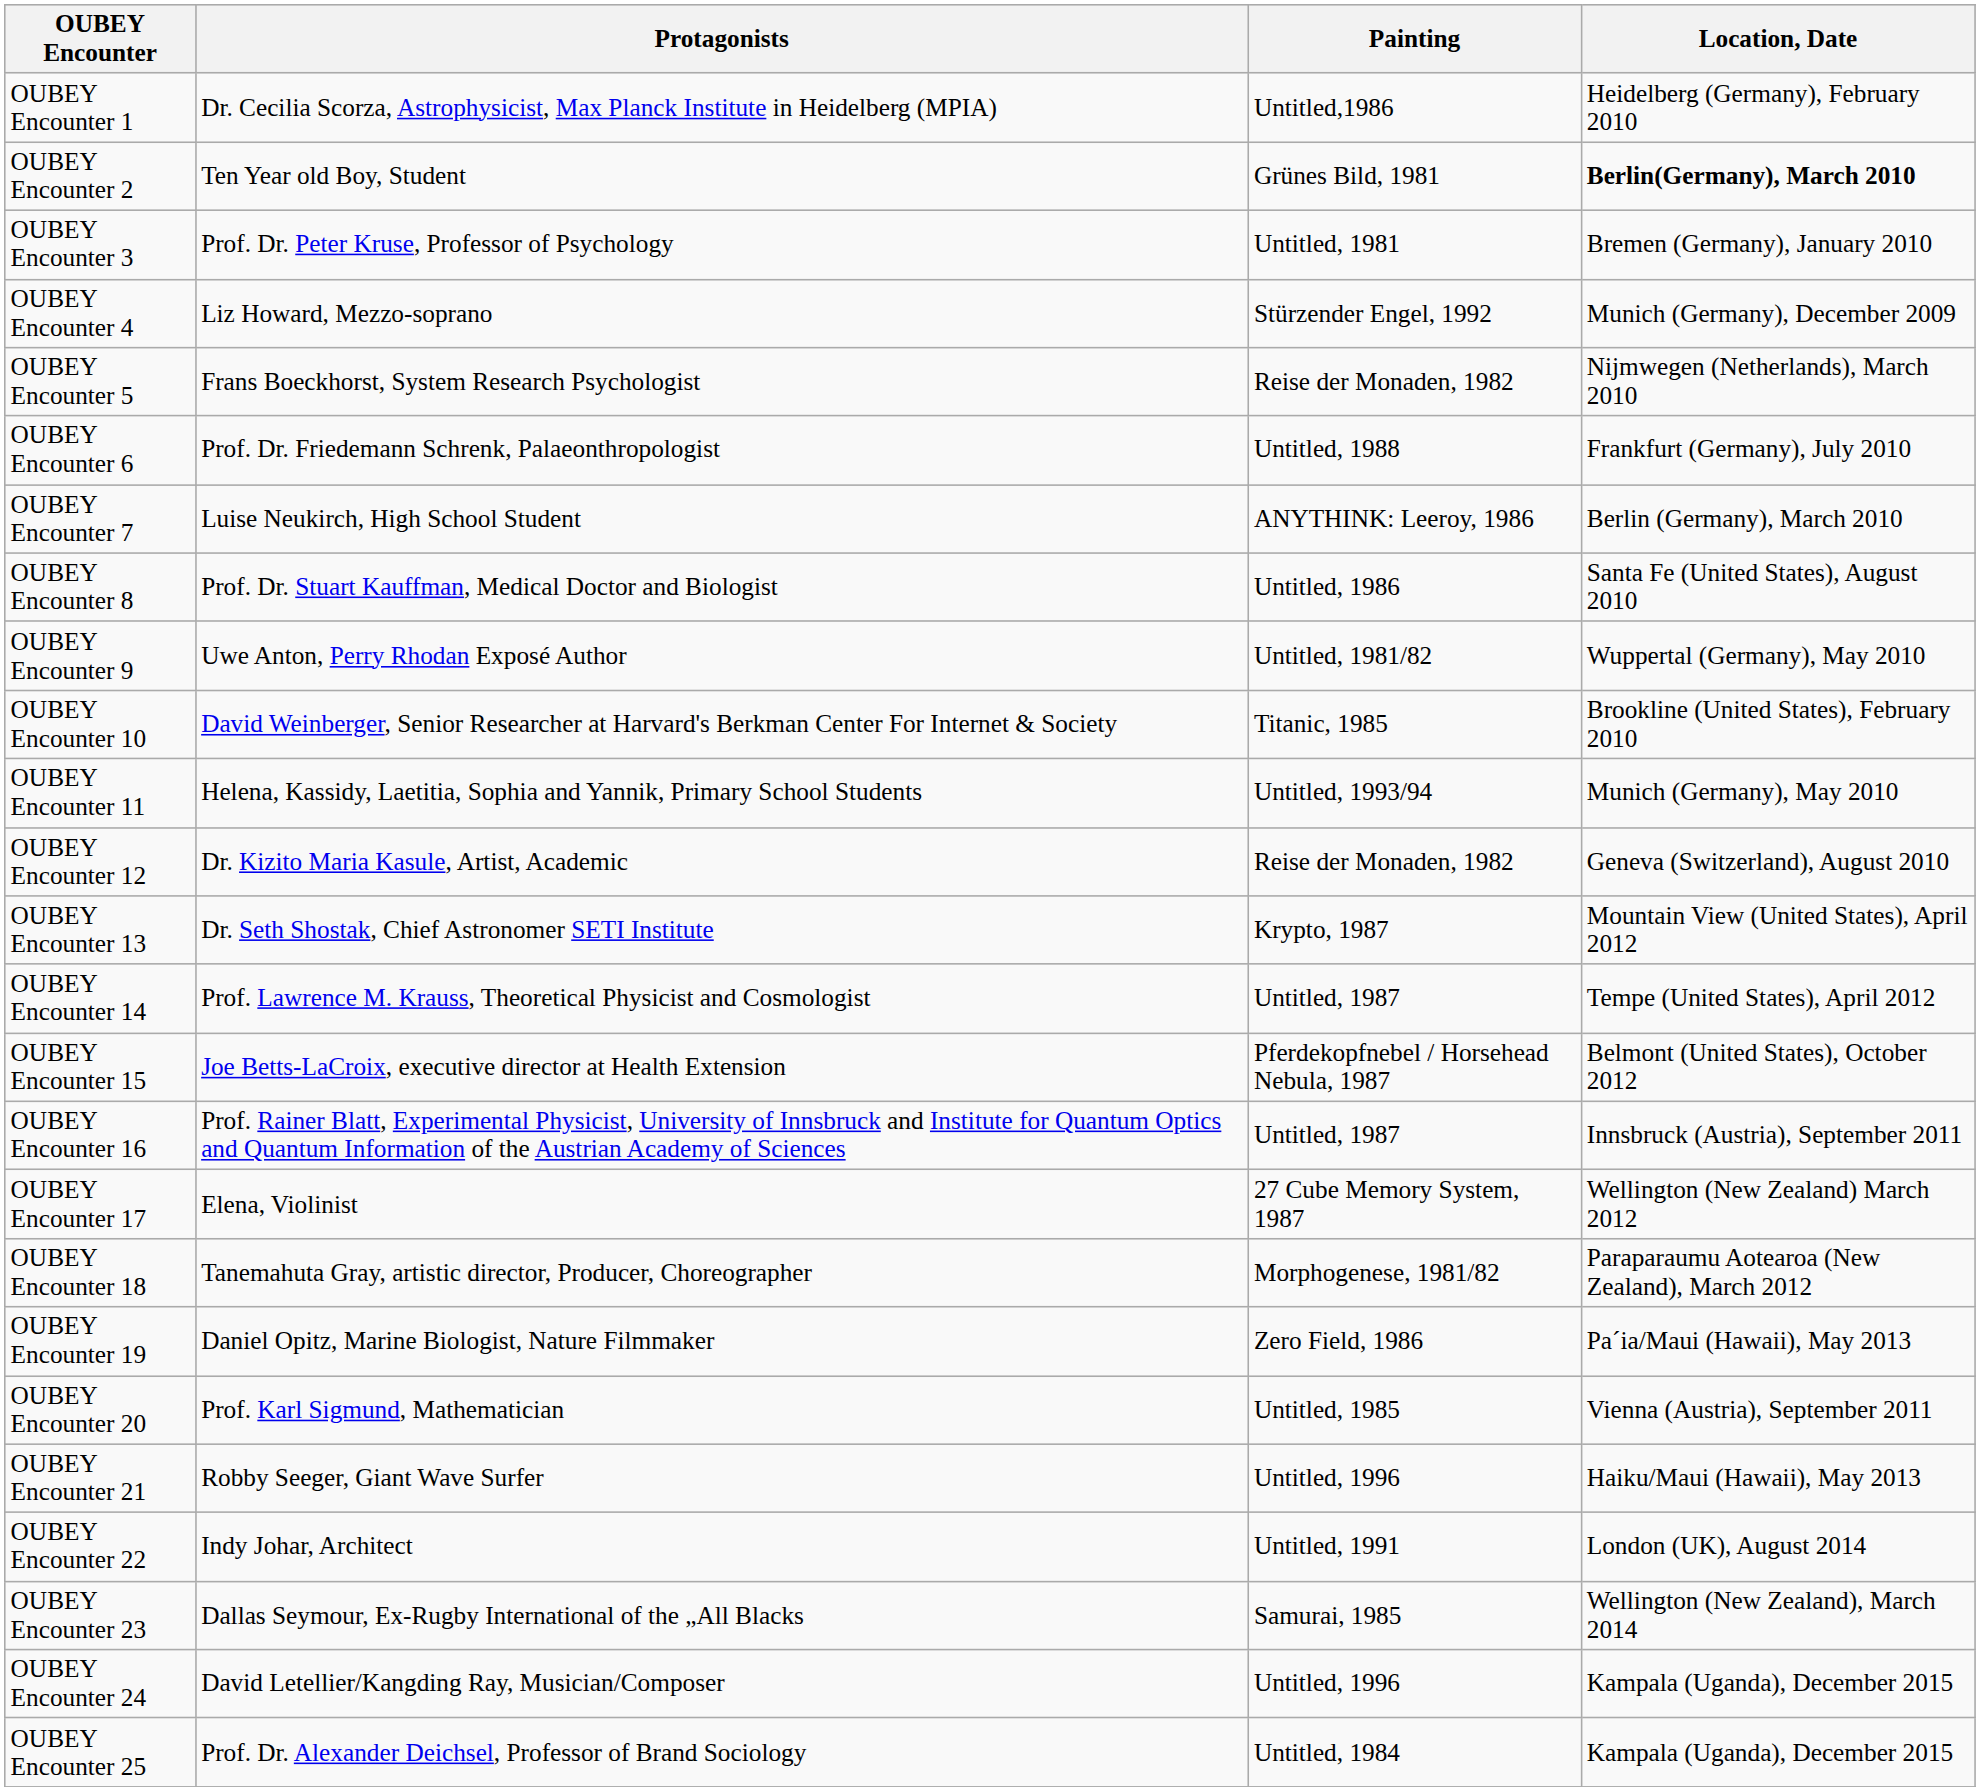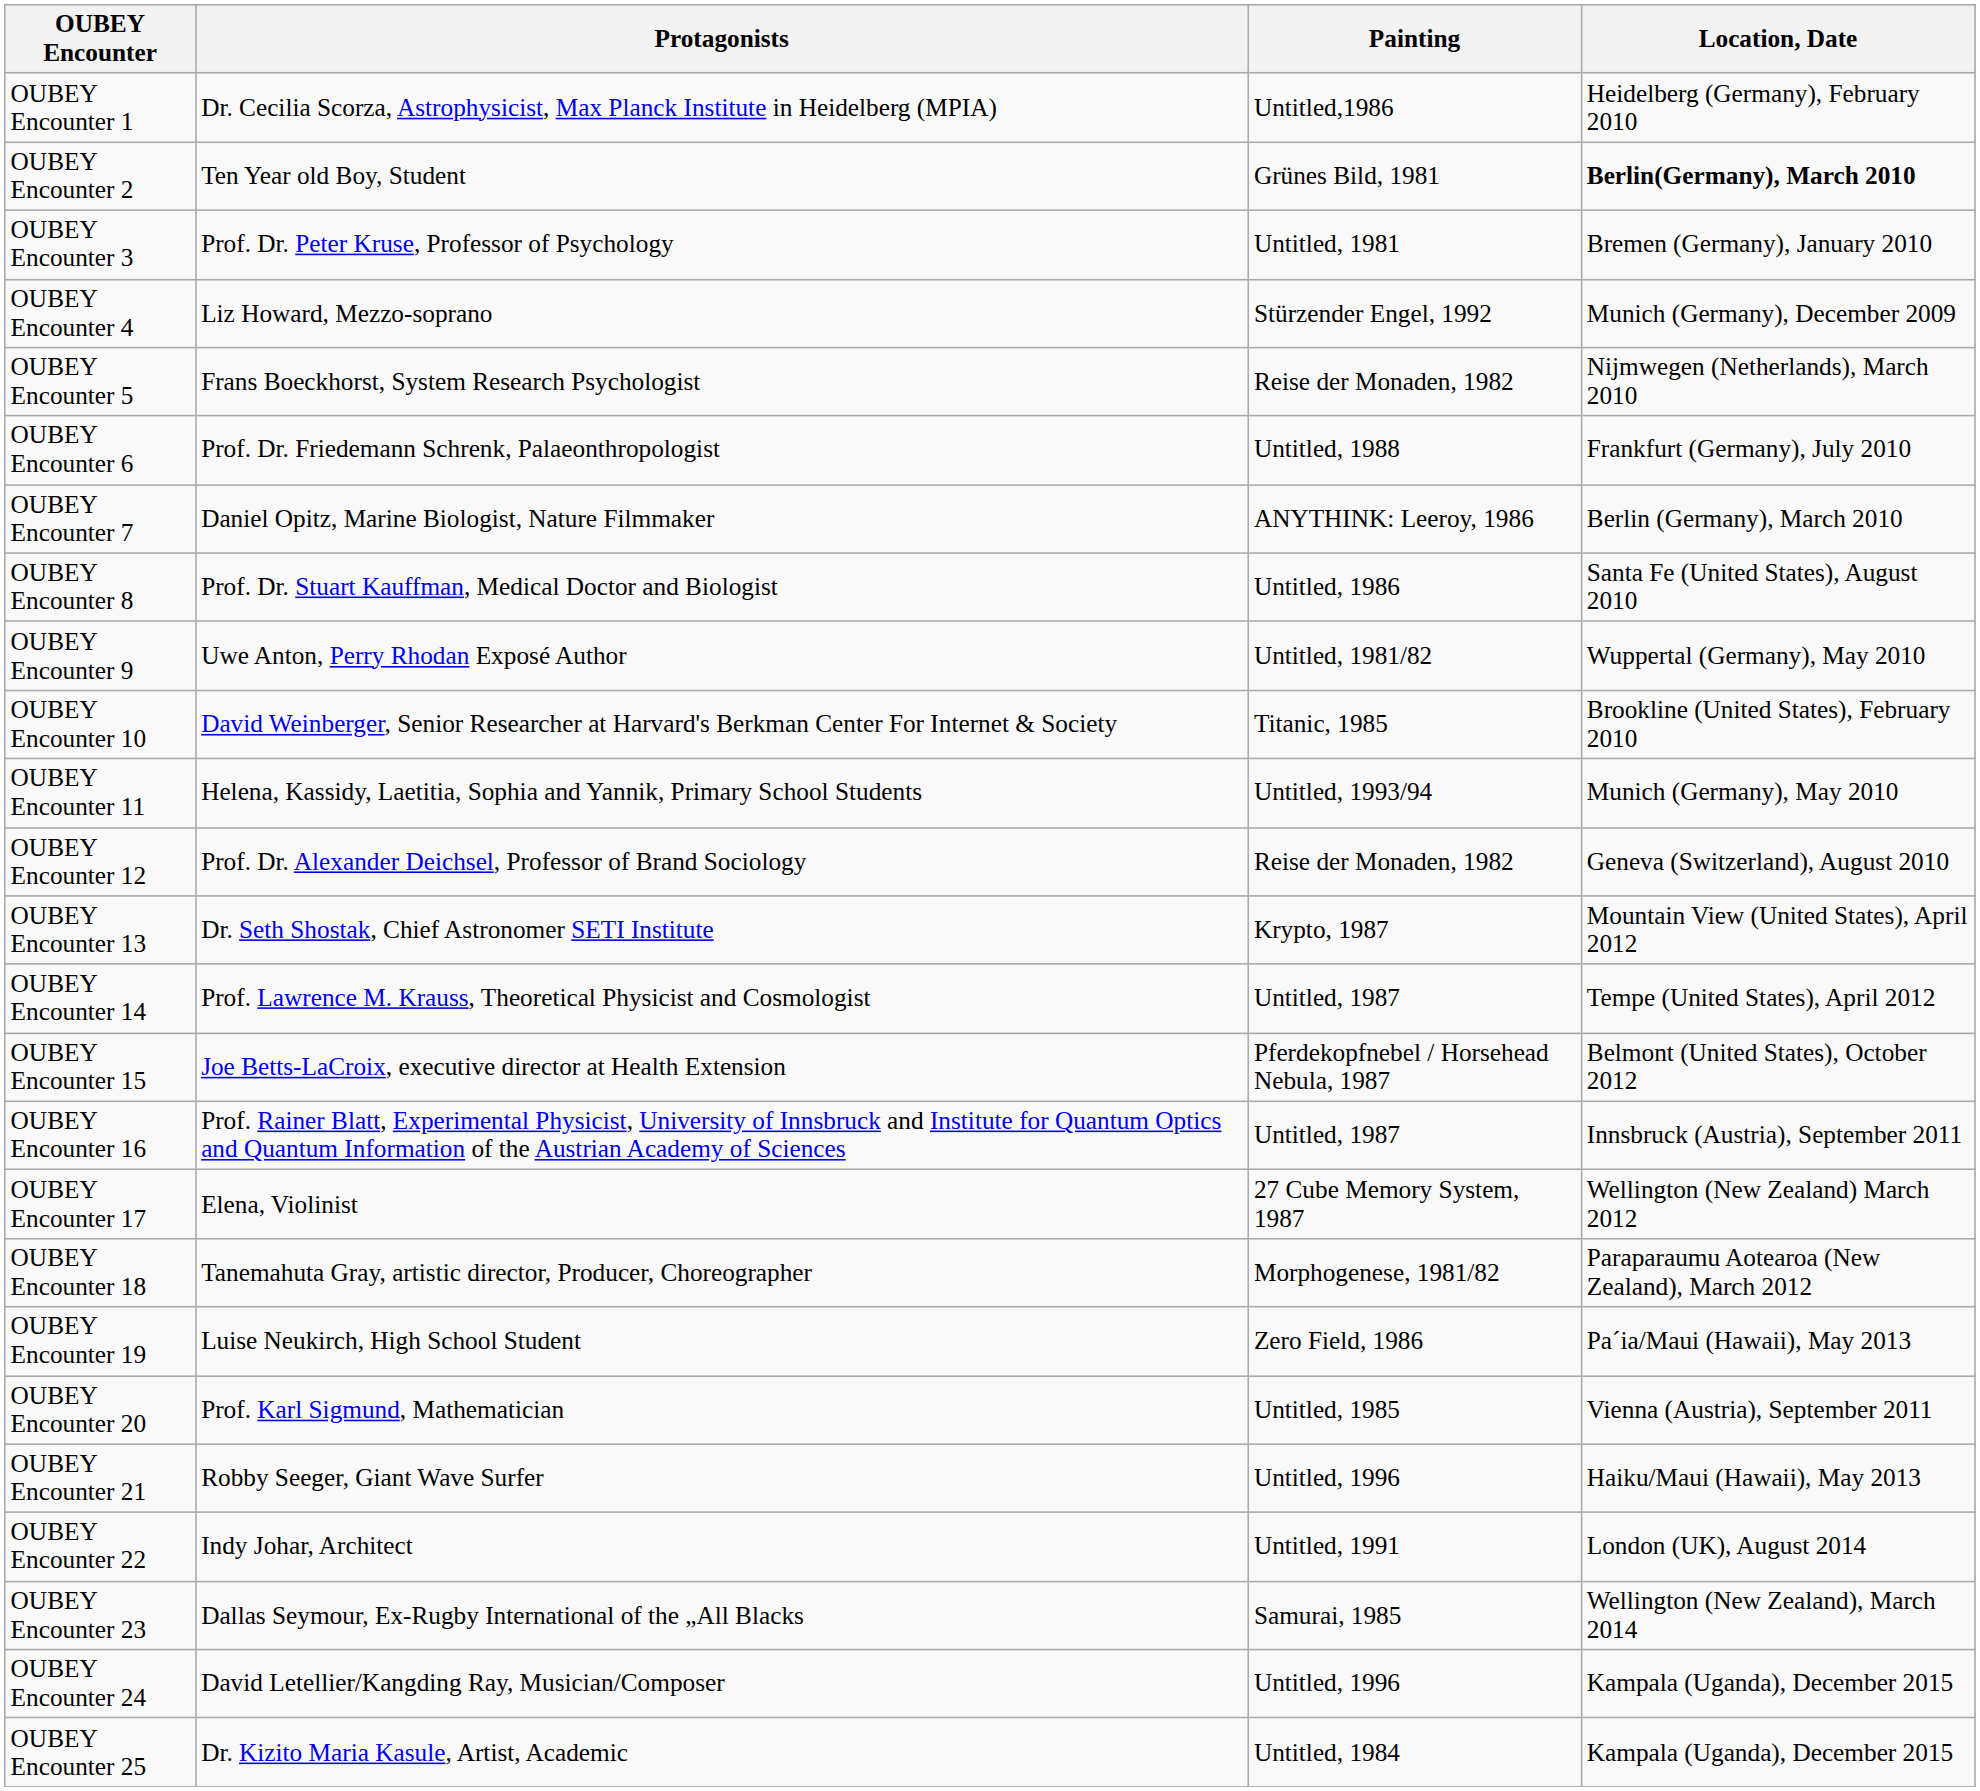(391, 518) Luise Neukirch, High School Student -> (458, 518) Daniel Opitz, Marine Biologist, Nature Filmmaker
(415, 861) Dr. Kizito Maria Kasule, Artist, Academic -> (504, 861) Prof. Dr. Alexander Deichsel, Professor of Brand Sociology
(458, 1340) Daniel Opitz, Marine Biologist, Nature Filmmaker -> (391, 1340) Luise Neukirch, High School Student
(504, 1752) Prof. Dr. Alexander Deichsel, Professor of Brand Sociology -> (415, 1752) Dr. Kizito Maria Kasule, Artist, Academic
